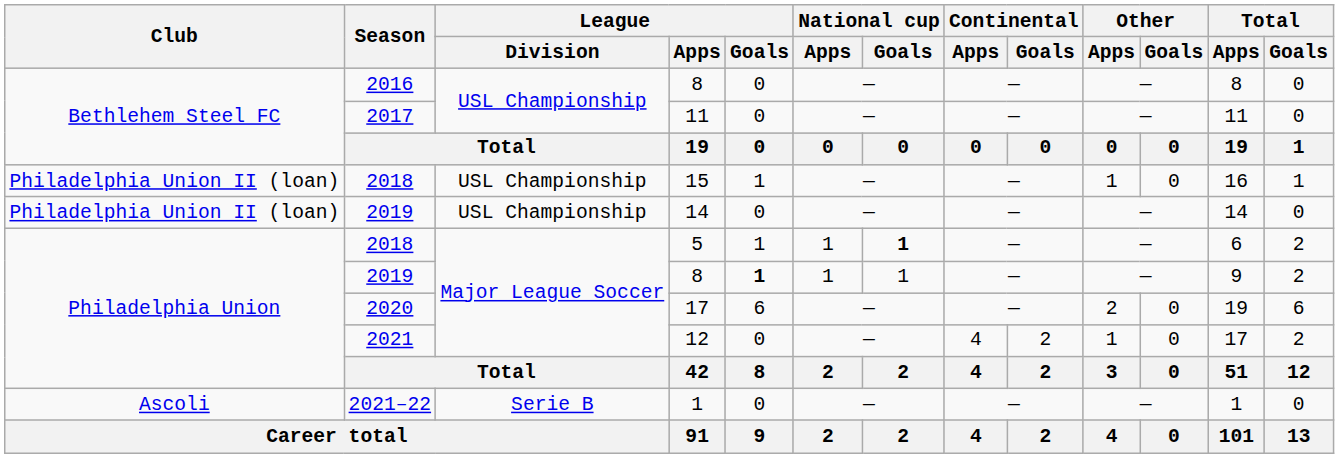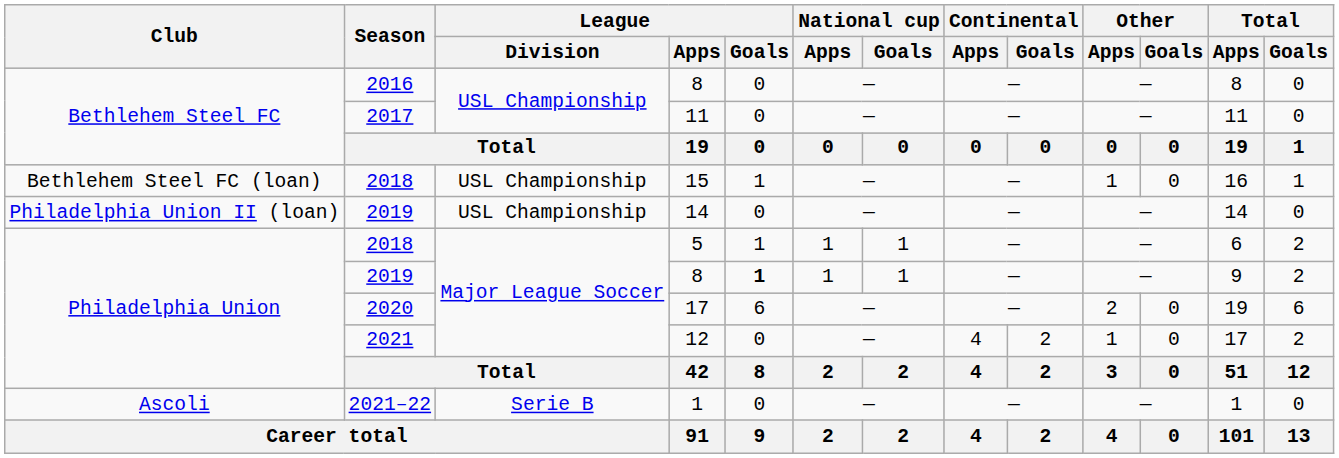(174, 181) Philadelphia Union II (loan) -> (174, 181) Bethlehem Steel FC (loan)
(903, 245) bold -> (903, 245) normal
